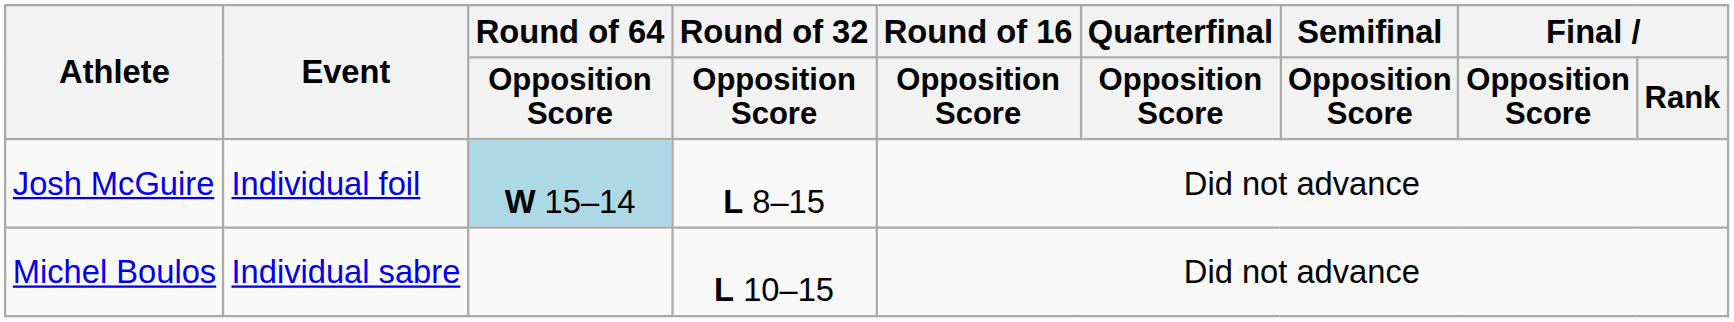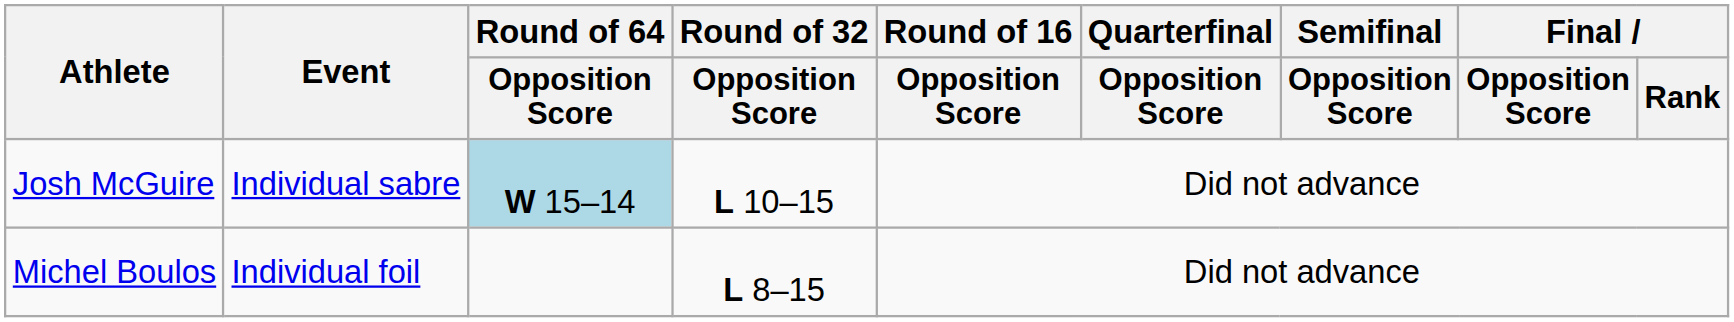(326, 184) Individual foil -> (346, 184) Individual sabre
(774, 202) L 8–15 -> (774, 202) L 10–15
(346, 272) Individual sabre -> (326, 272) Individual foil
(774, 290) L 10–15 -> (774, 290) L 8–15
